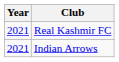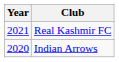(18, 48) 2021 -> (18, 48) 2020
